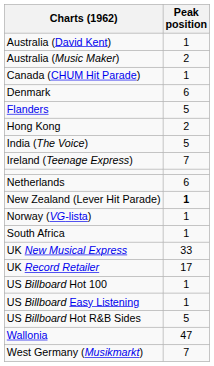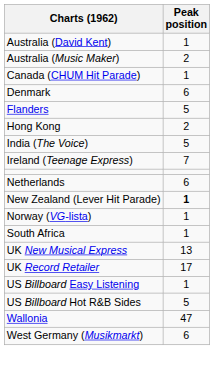(186, 251) 33 -> (186, 251) 13
- row: (57, 285)
(186, 353) 7 -> (186, 336) 6
